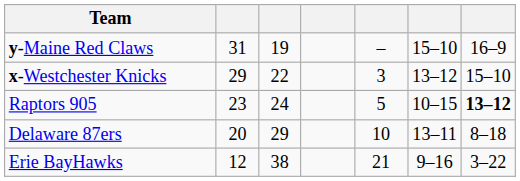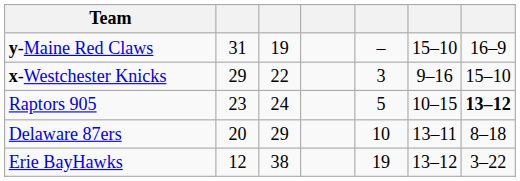(435, 76) 13–12 -> (435, 76) 9–16
(381, 162) 21 -> (381, 162) 19
(435, 162) 9–16 -> (435, 162) 13–12
